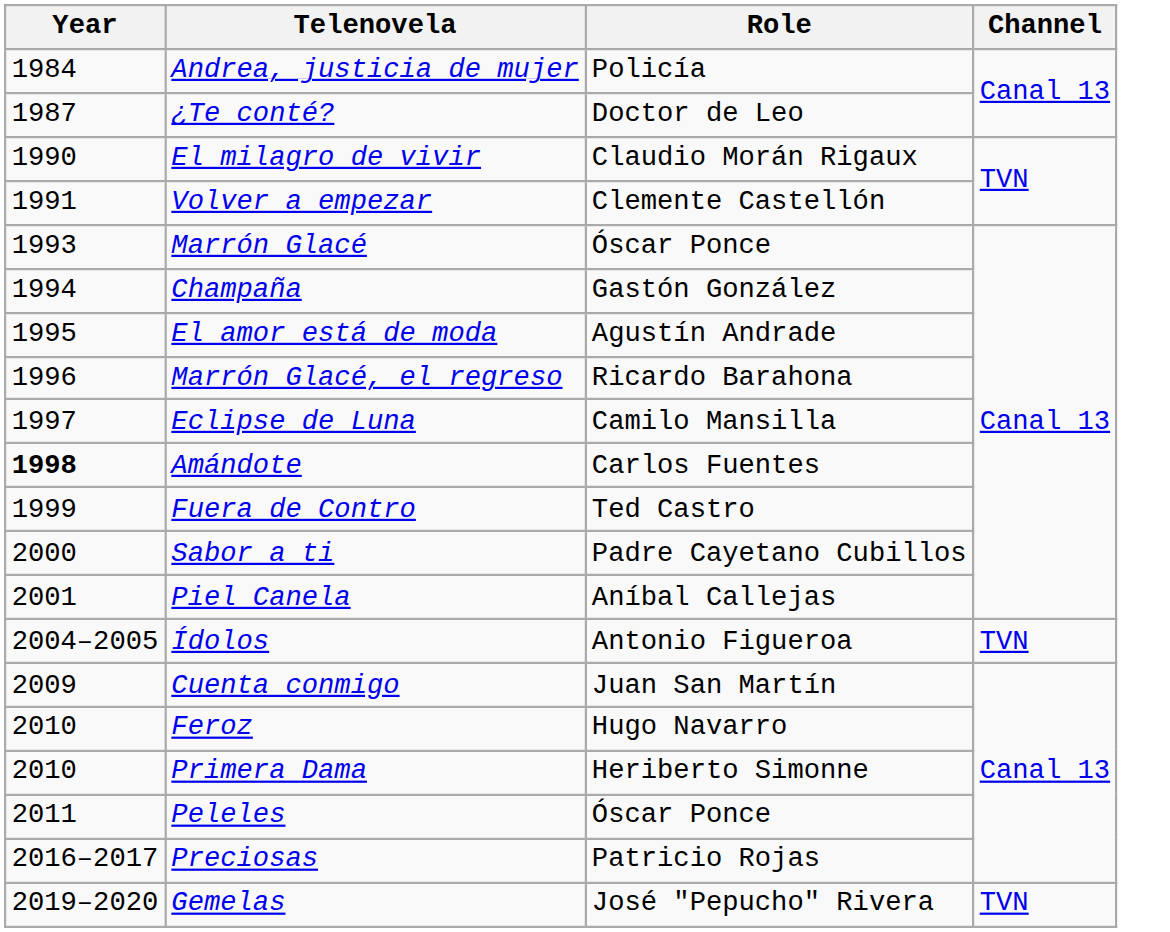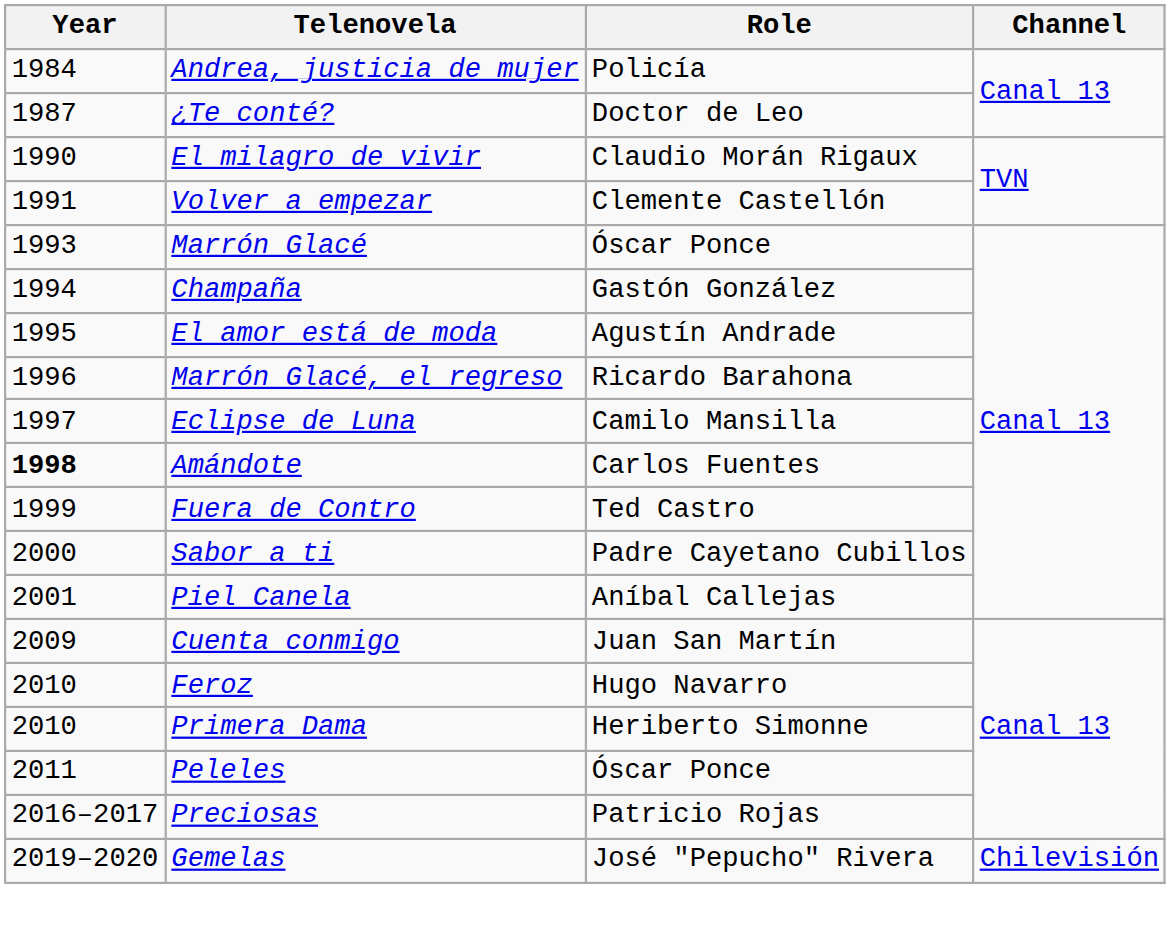- row: (220, 641)
(1004, 905) TVN -> (1069, 861) Chilevisión
